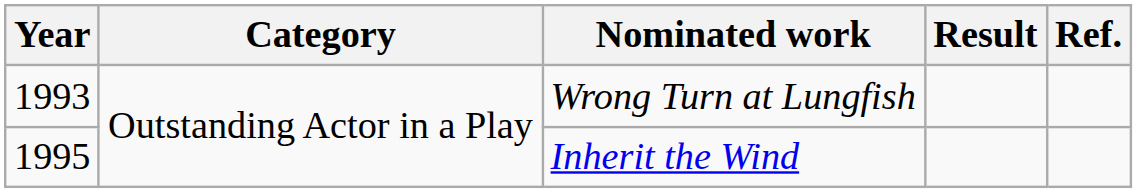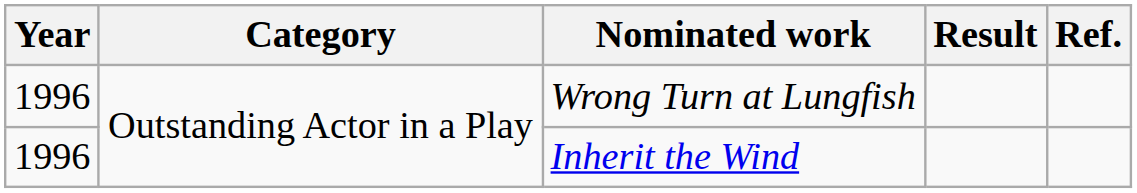(52, 95) 1993 -> (52, 95) 1996
(52, 156) 1995 -> (52, 156) 1996
